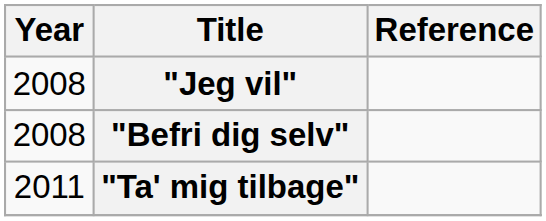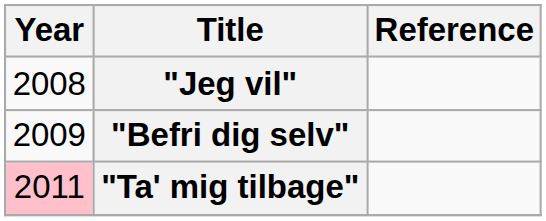(49, 135) 2008 -> (49, 135) 2009
(49, 187) no background -> (49, 187) pink background
